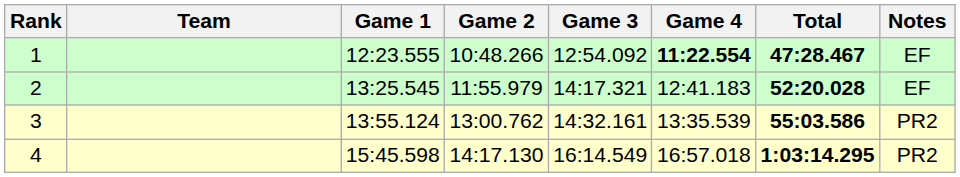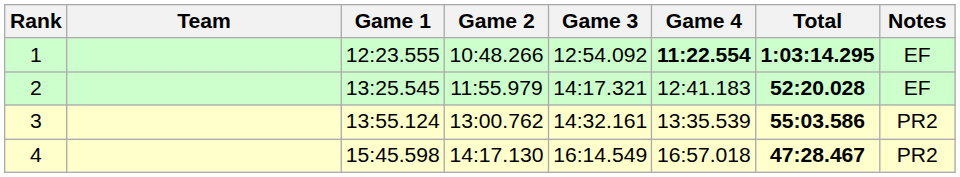(818, 54) 47:28.467 -> (818, 54) 1:03:14.295
(818, 155) 1:03:14.295 -> (818, 155) 47:28.467
